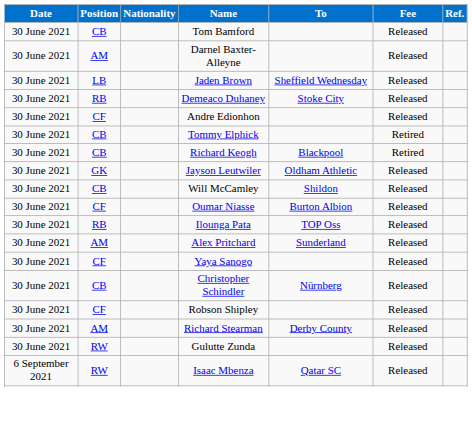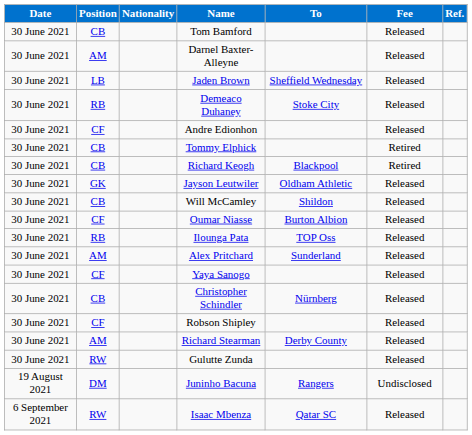+ row: (221, 384)
